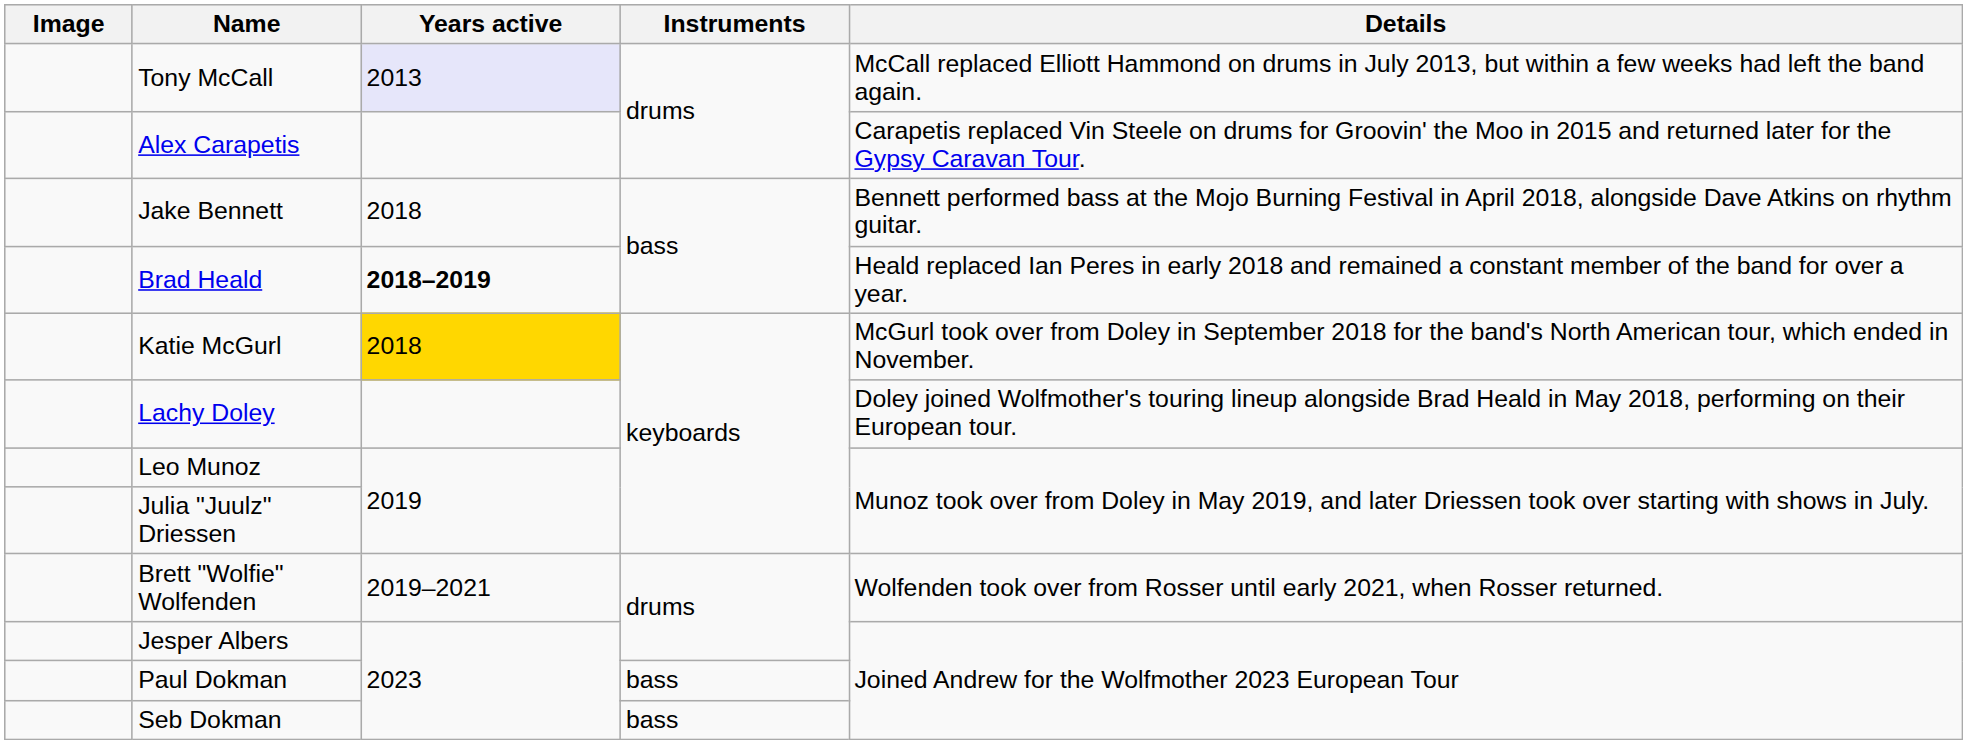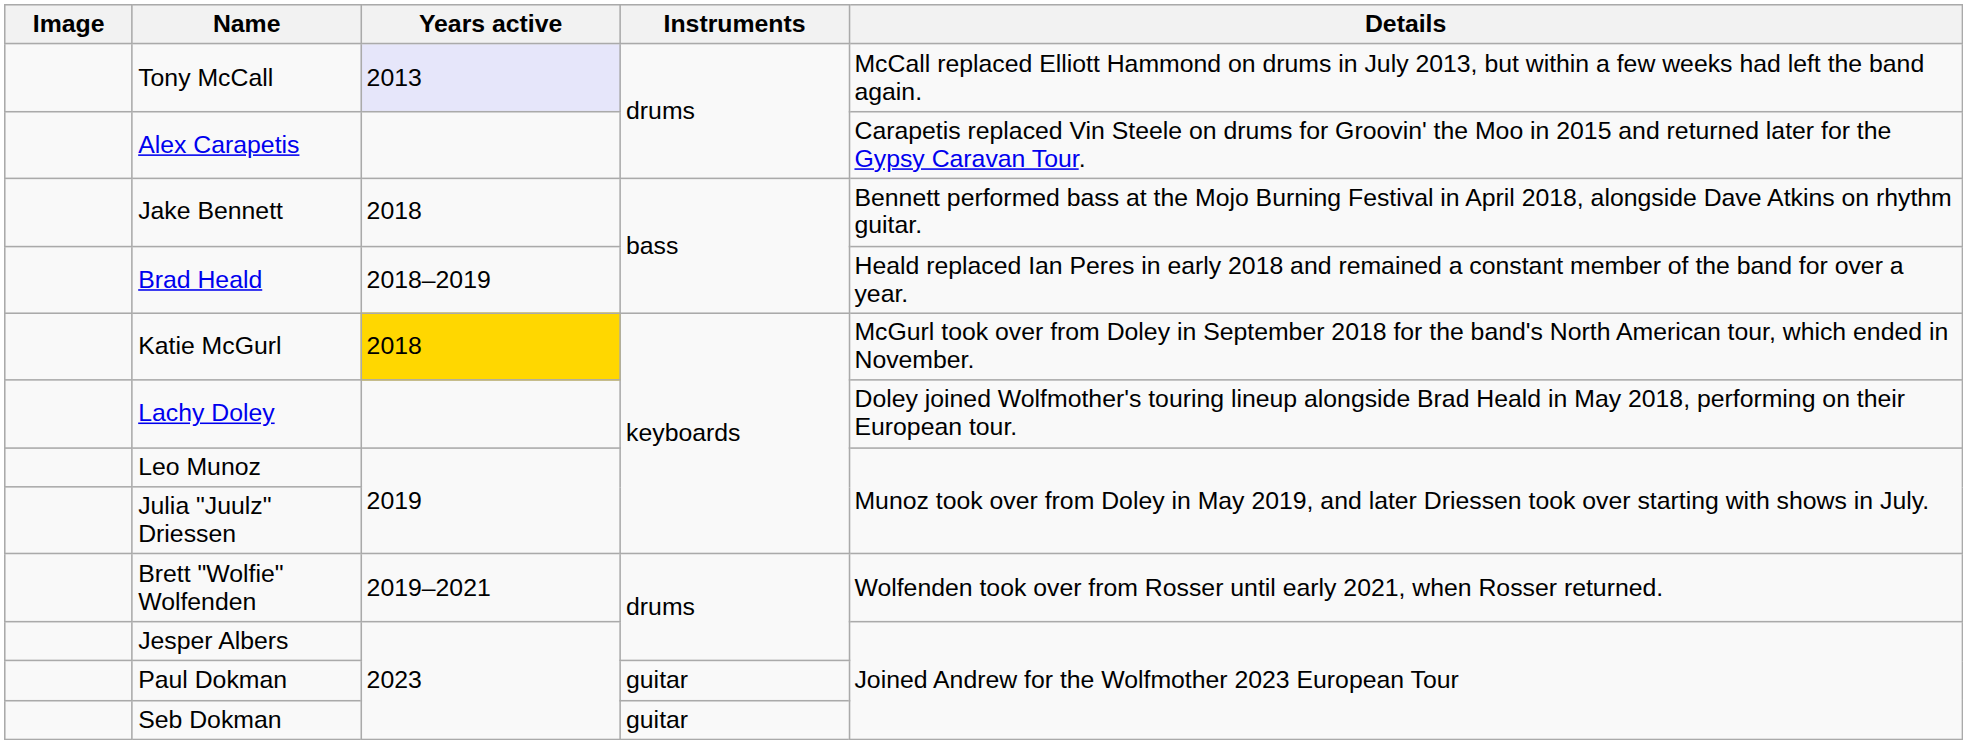(429, 279) bold -> (429, 279) normal
(652, 680) bass -> (657, 680) guitar
(652, 719) bass -> (657, 719) guitar
